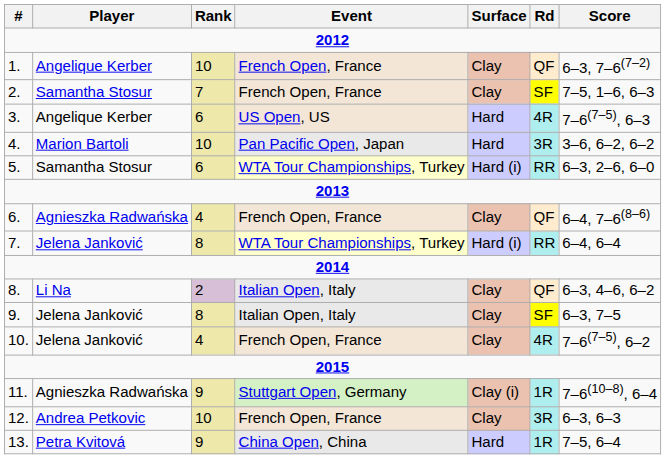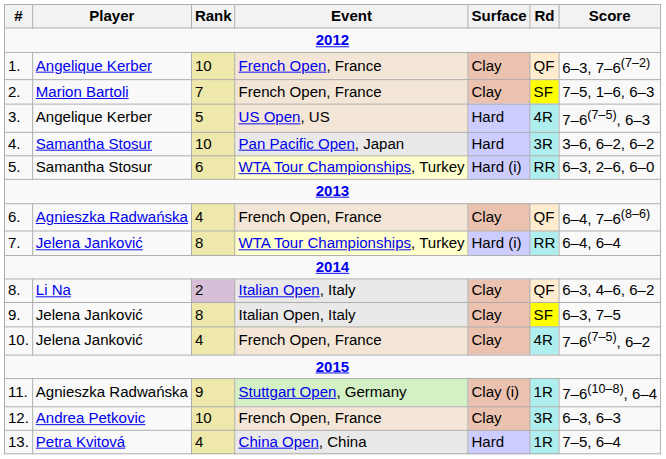(94, 92) Samantha Stosur -> (82, 92) Marion Bartoli
(199, 117) 6 -> (199, 117) 5
(82, 143) Marion Bartoli -> (94, 143) Samantha Stosur
(199, 442) 9 -> (199, 442) 4
